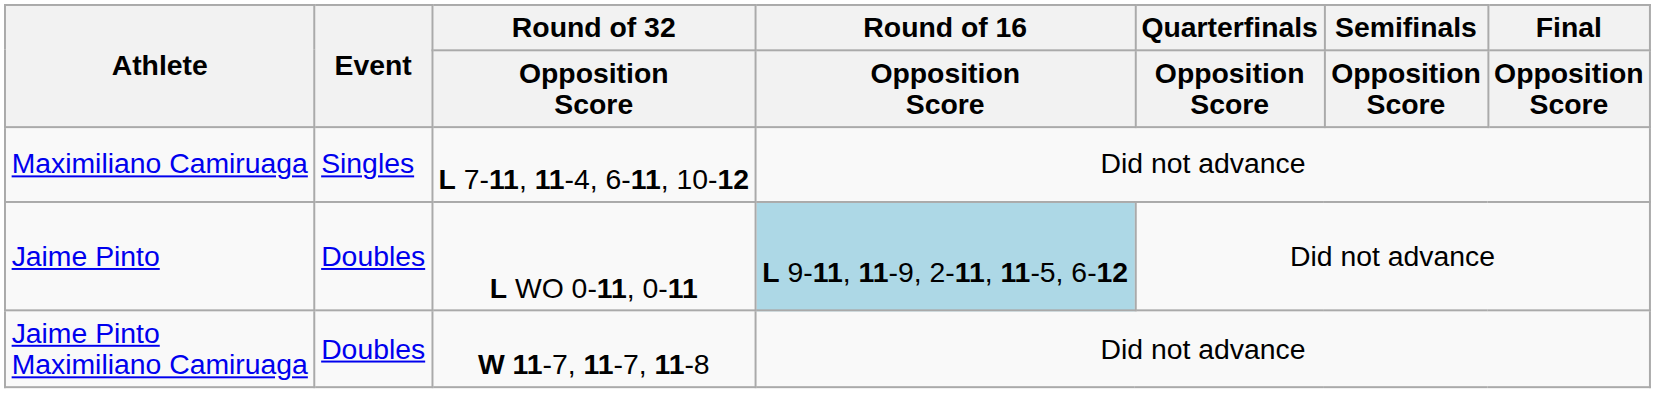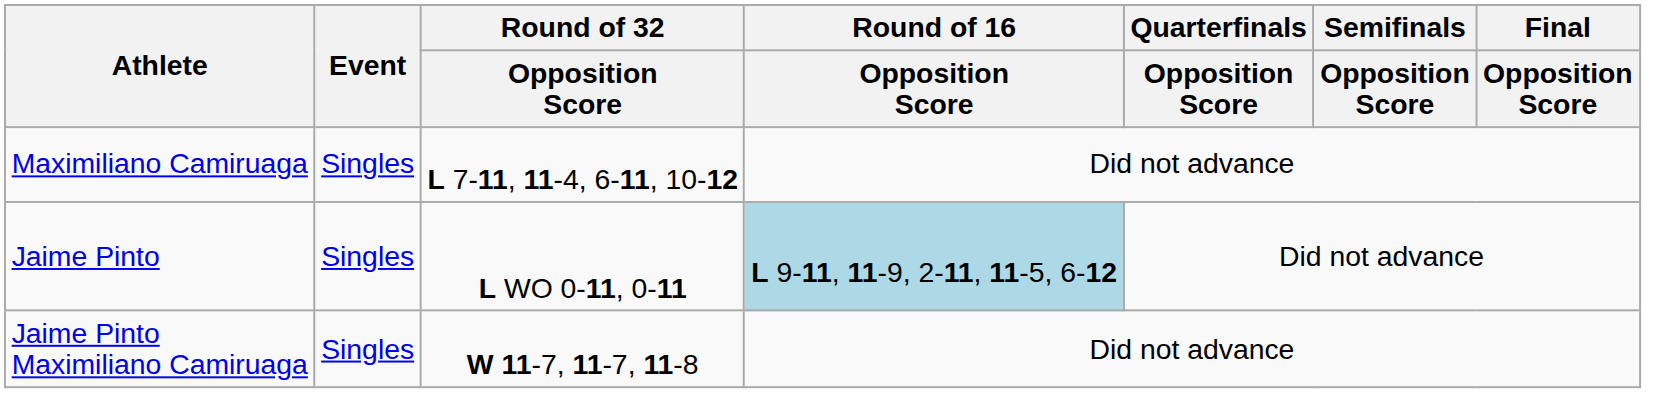(373, 257) Doubles -> (368, 257) Singles
(373, 349) Doubles -> (368, 349) Singles
